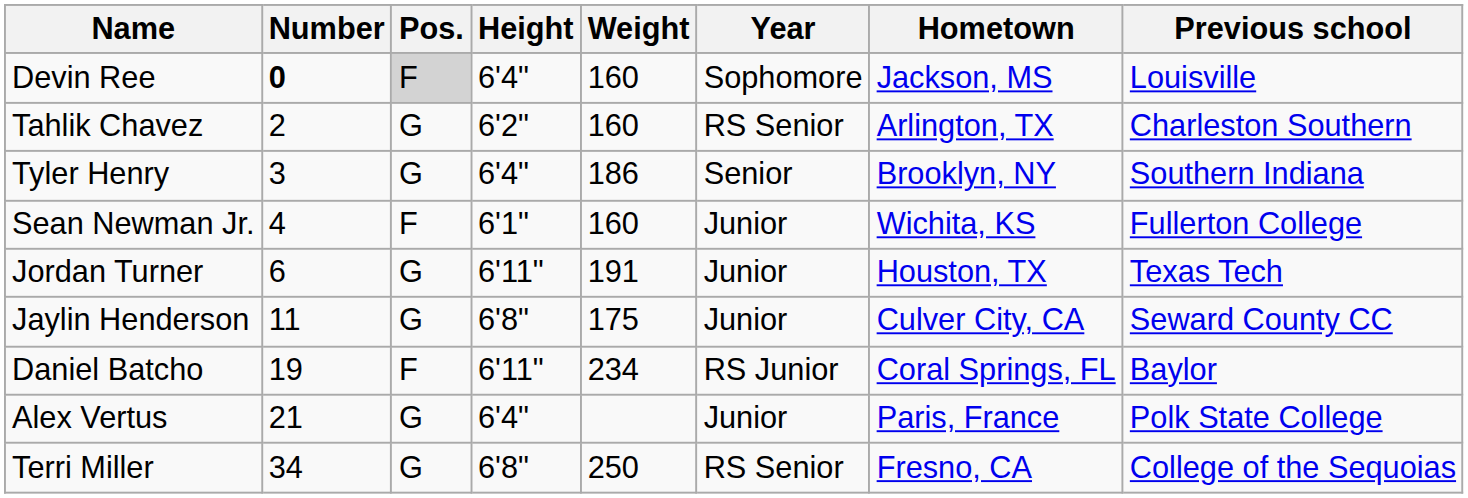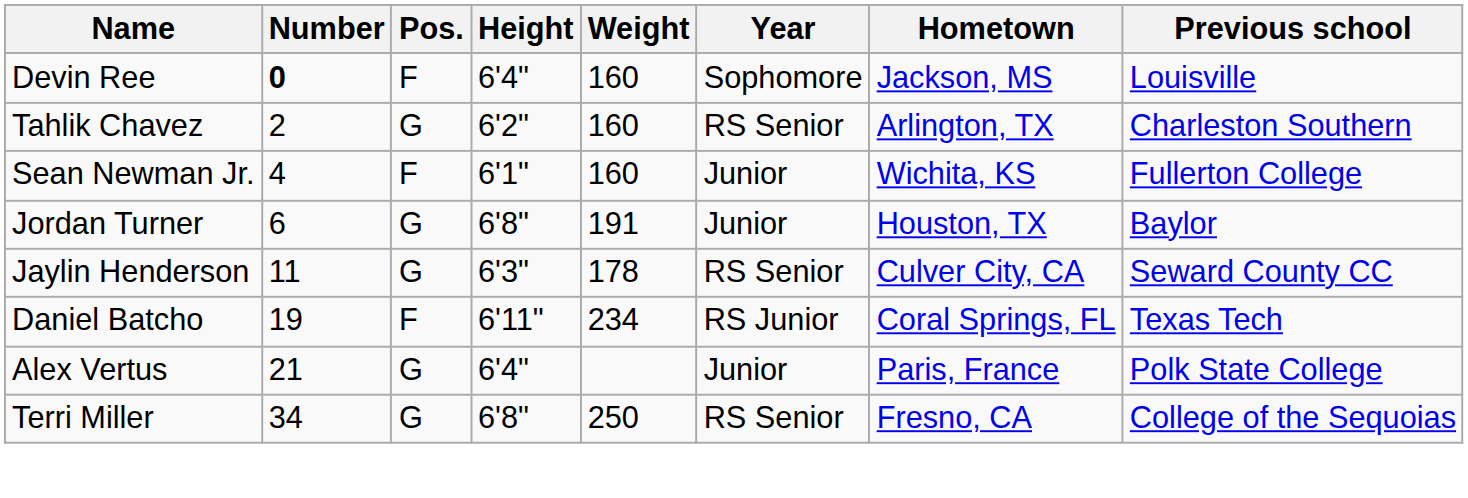(408, 77) lightgrey background -> (408, 77) no background
- row: (91, 175)
(511, 272) 6'11" -> (503, 223) 6'8"
(1206, 272) Texas Tech -> (1173, 223) Baylor
(503, 321) 6'8" -> (503, 272) 6'3"
(613, 321) 175 -> (613, 272) 178
(745, 321) Junior -> (774, 272) RS Senior
(1173, 369) Baylor -> (1206, 321) Texas Tech
